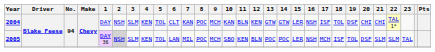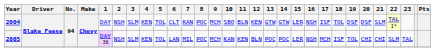(229, 22) KAN -> (229, 22) SBO
(366, 22) CHI -> (366, 22) DSF
(380, 22) CHI -> (380, 22) SLM
(119, 38) lightgrey background -> (119, 38) no background
(229, 38) SBO -> (229, 38) KAN
(366, 38) DSF -> (366, 38) CHI
(380, 38) SLM -> (380, 38) CHI
